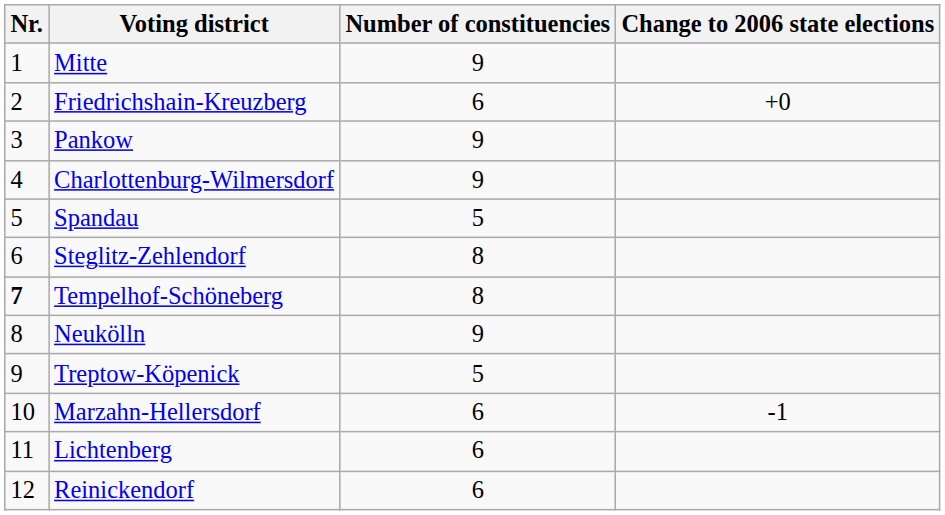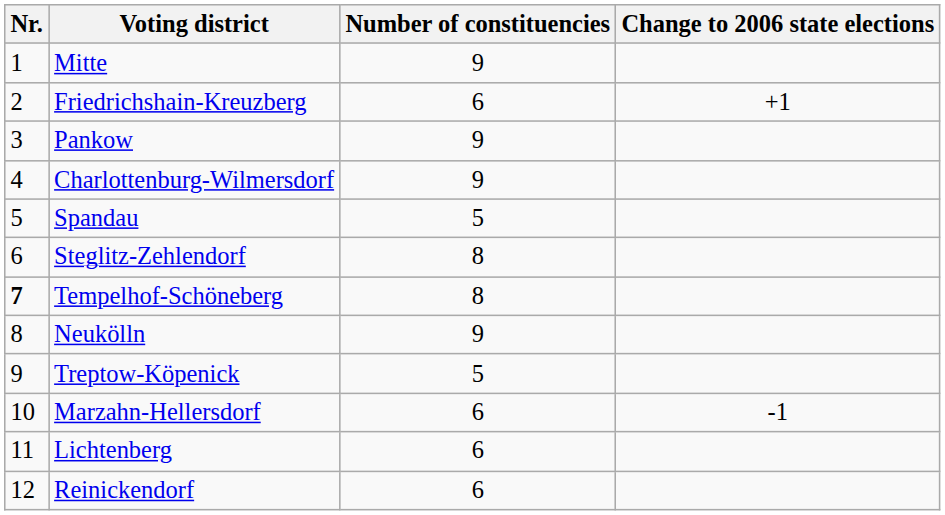(778, 101) +0 -> (778, 101) +1
